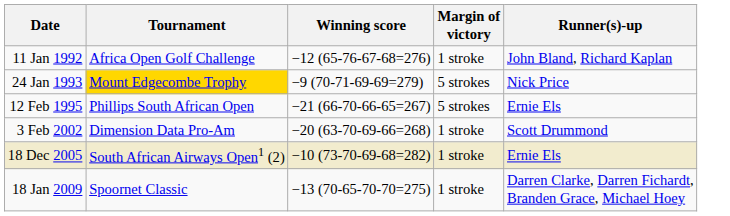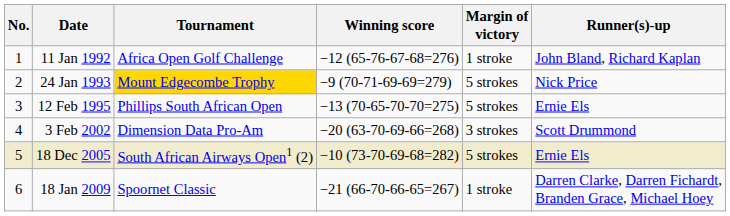+ column: (19, 25)
(361, 106) −21 (66-70-66-65=267) -> (389, 106) −13 (70-65-70-70=275)
(461, 130) 1 stroke -> (492, 130) 3 strokes
(461, 155) 1 stroke -> (492, 155) 5 strokes
(361, 189) −13 (70-65-70-70=275) -> (389, 189) −21 (66-70-66-65=267)
